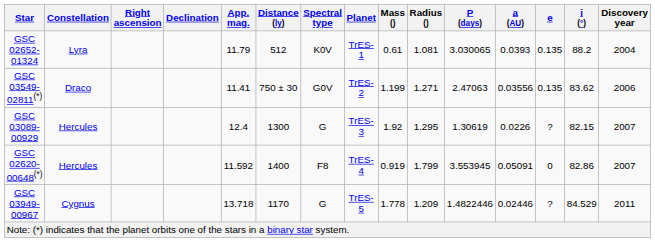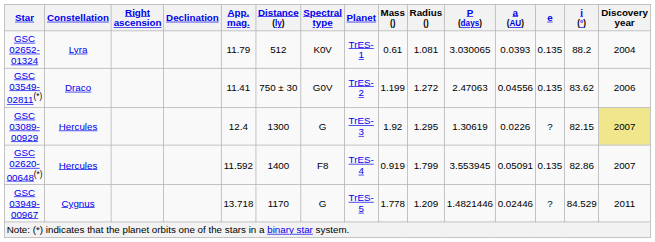(426, 88) 1.271 -> (426, 88) 1.272
(515, 88) 0.03556 -> (515, 88) 0.04556
(625, 127) no background -> (625, 127) khaki background
(550, 165) 0 -> (550, 165) 0.135
(470, 204) 1.4822446 -> (470, 204) 1.4821446
